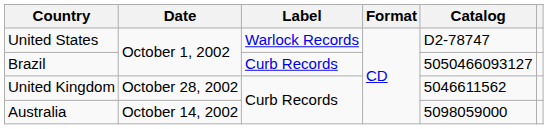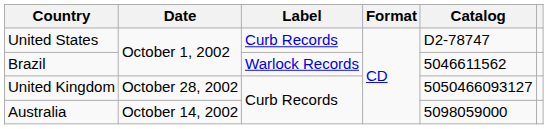(302, 40) Warlock Records -> (291, 40) Curb Records
(291, 64) Curb Records -> (302, 64) Warlock Records
(478, 64) 5050466093127 -> (465, 64) 5046611562
(465, 87) 5046611562 -> (478, 87) 5050466093127
